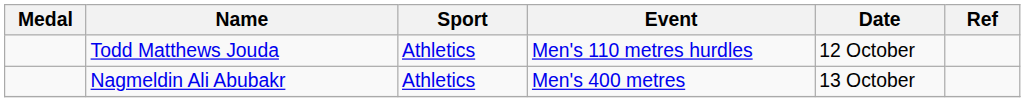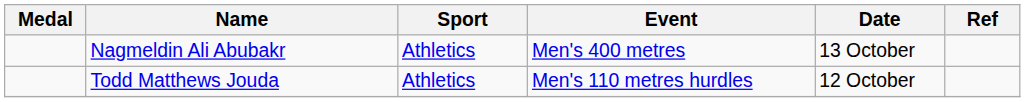rows swapped: (185, 50) <-> (188, 81)
